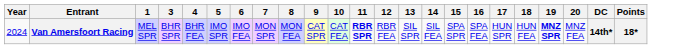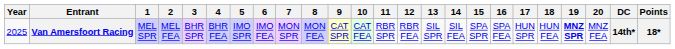+ column: (171, 11)
(17, 31) 2024 -> (17, 31) 2025
(362, 31) bold -> (385, 31) normal
